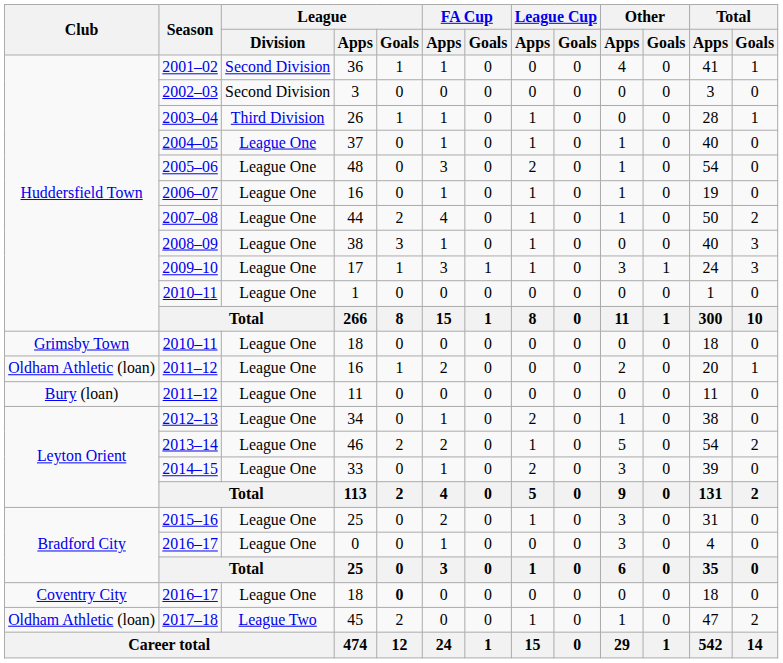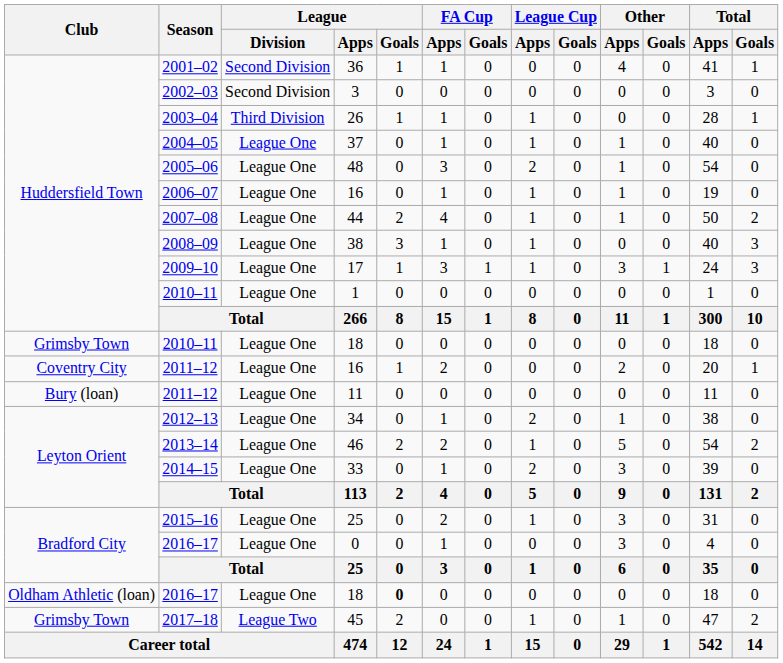(82, 368) Oldham Athletic (loan) -> (82, 368) Coventry City
(82, 594) Coventry City -> (82, 594) Oldham Athletic (loan)
(82, 619) Oldham Athletic (loan) -> (82, 619) Grimsby Town
